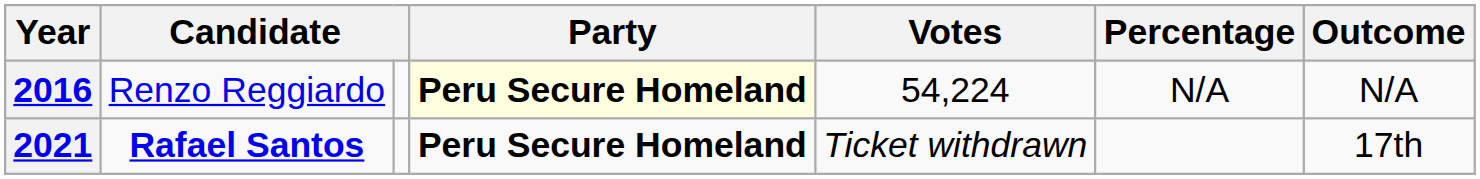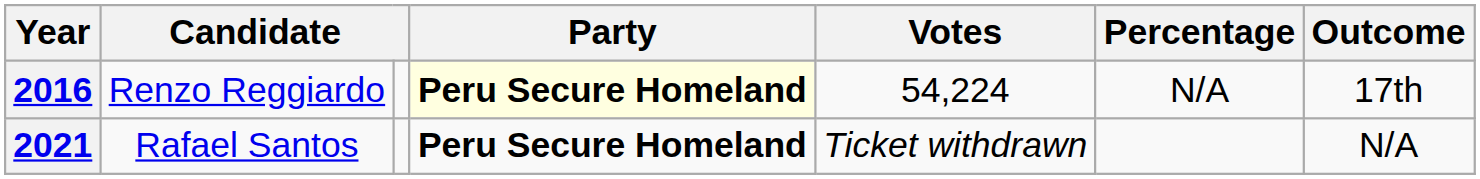(1389, 88) N/A -> (1389, 88) 17th
(247, 145) bold -> (247, 145) normal
(1389, 145) 17th -> (1389, 145) N/A
